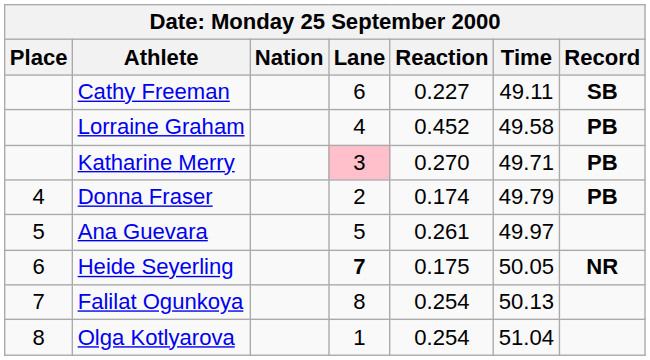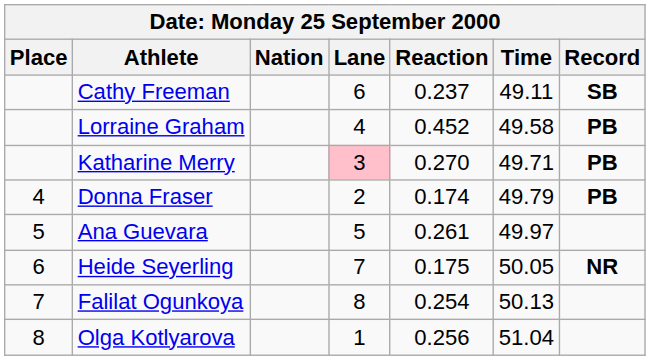(442, 92) 0.227 -> (442, 92) 0.237
(359, 267) bold -> (359, 267) normal
(442, 337) 0.254 -> (442, 337) 0.256
